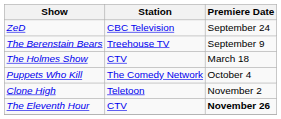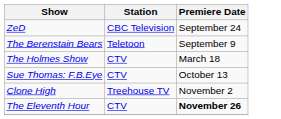(138, 43) Treehouse TV -> (126, 43) Teletoon
- row: (44, 75)
+ row: (54, 75)
(126, 91) Teletoon -> (138, 91) Treehouse TV
